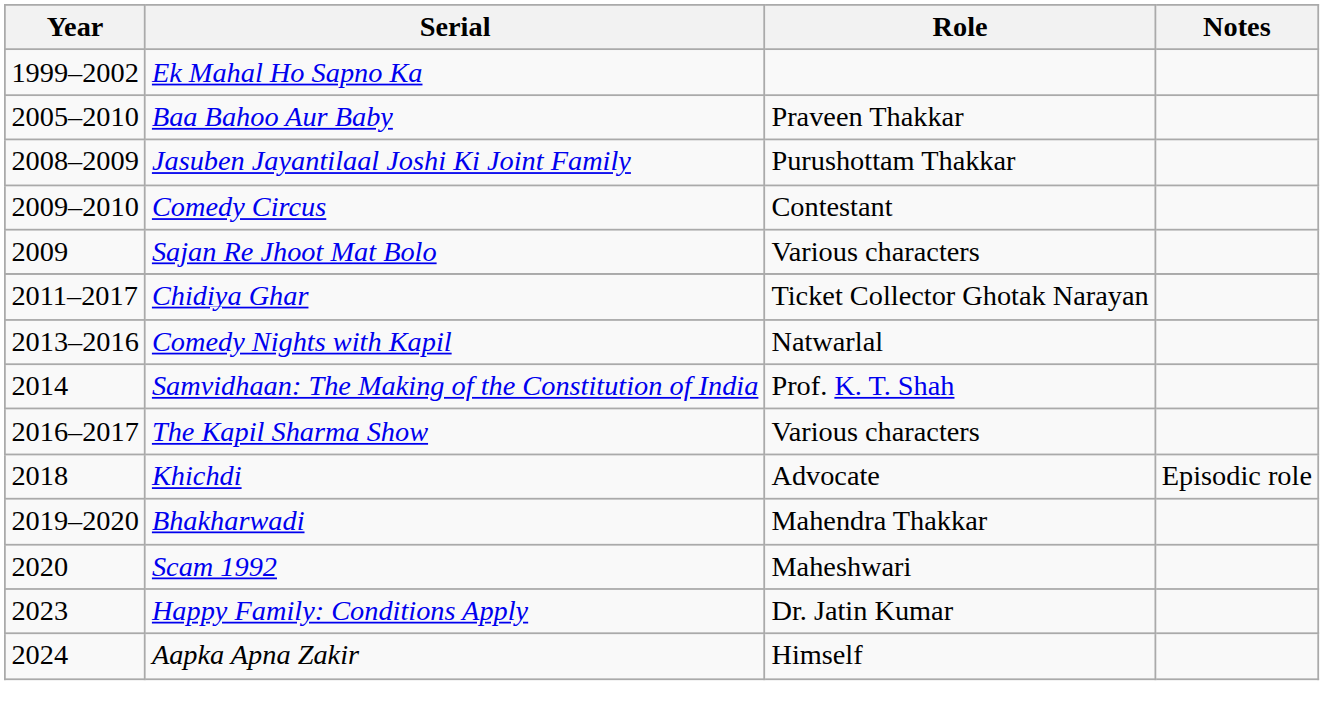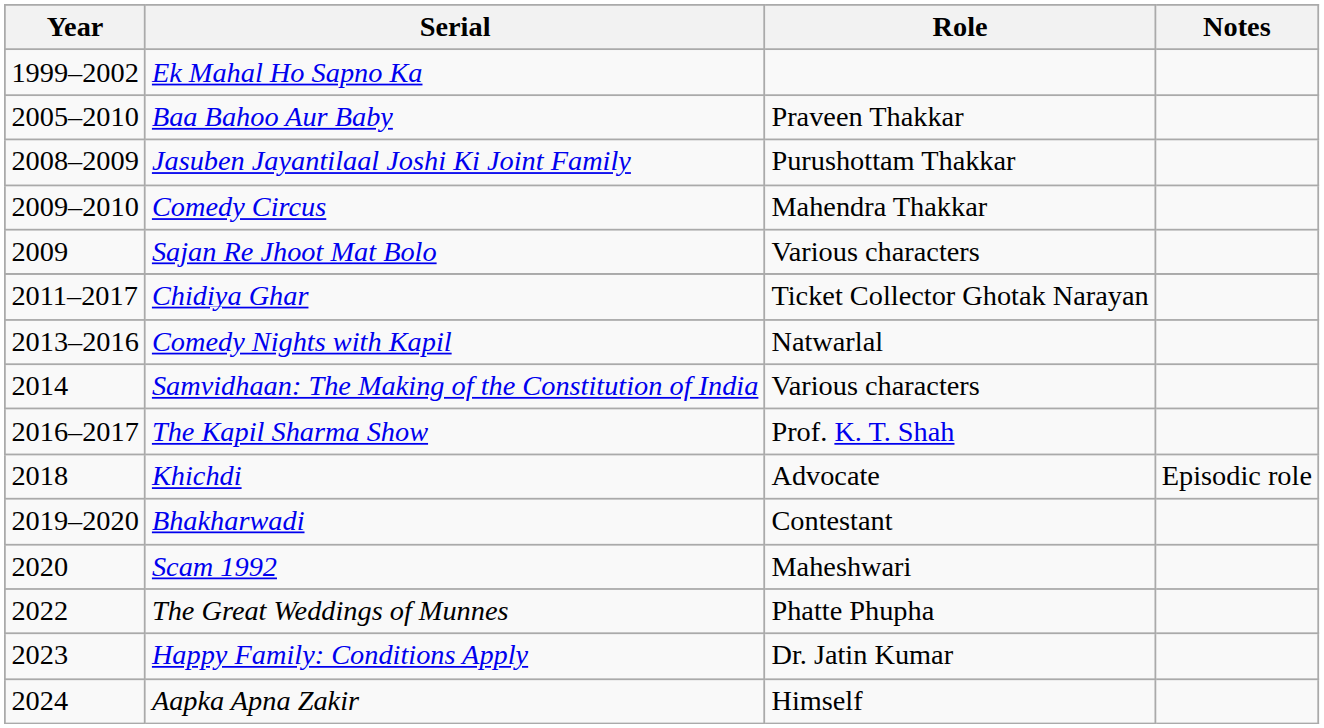(832, 206) Contestant -> (879, 206) Mahendra Thakkar
(863, 386) Prof. K. T. Shah -> (876, 386) Various characters
(876, 431) Various characters -> (863, 431) Prof. K. T. Shah
(879, 521) Mahendra Thakkar -> (832, 521) Contestant
+ row: (330, 610)
